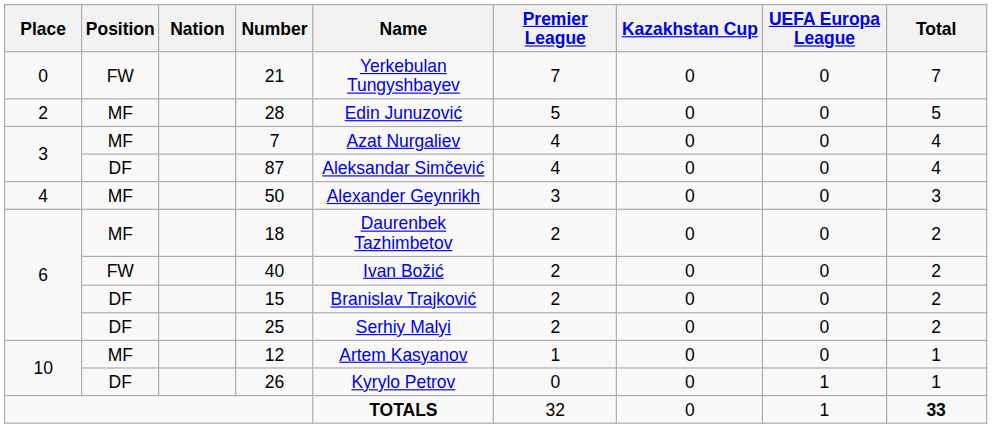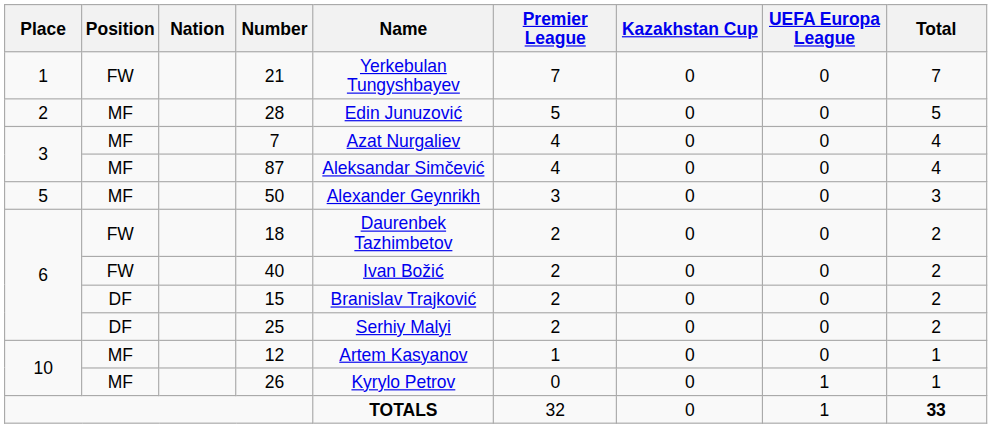(43, 76) 0 -> (43, 76) 1
(120, 168) DF -> (120, 168) MF
(43, 196) 4 -> (43, 196) 5
(120, 234) MF -> (120, 234) FW
(120, 382) DF -> (120, 382) MF
